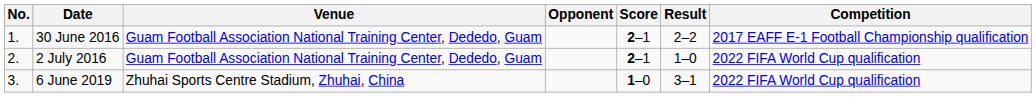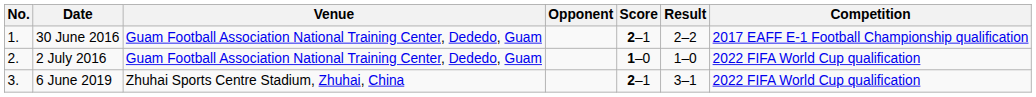(639, 59) 2–1 -> (639, 59) 1–0
(639, 80) 1–0 -> (639, 80) 2–1
